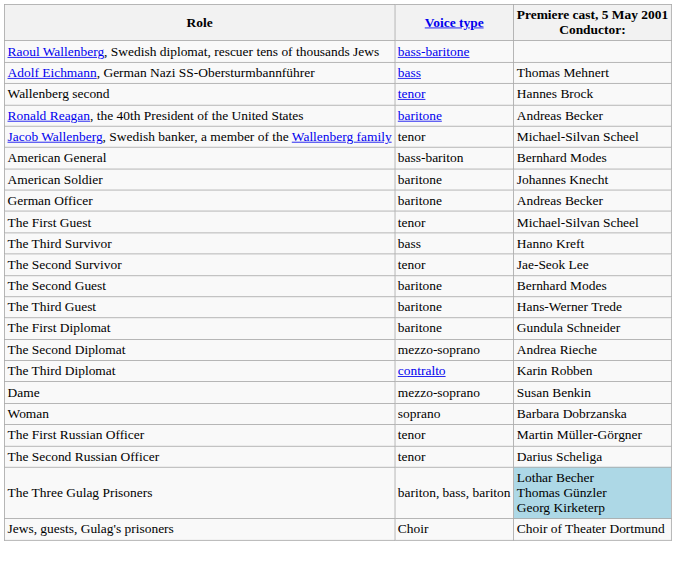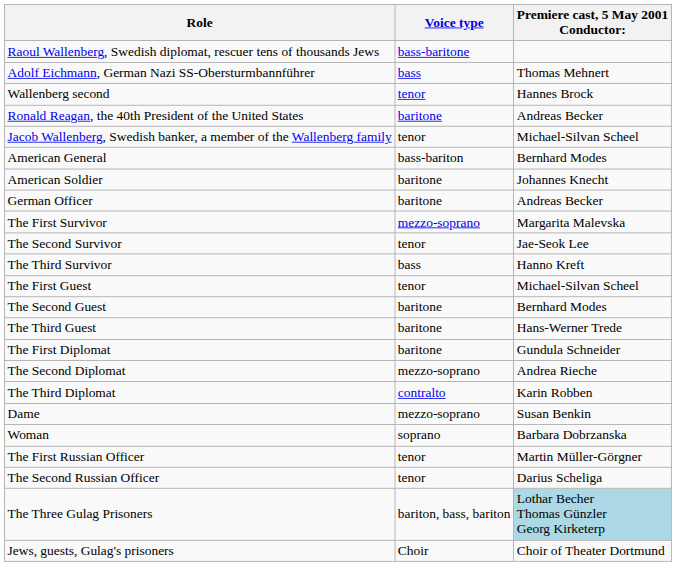+ row: (57, 222)
rows swapped: (65, 264) <-> (49, 222)
